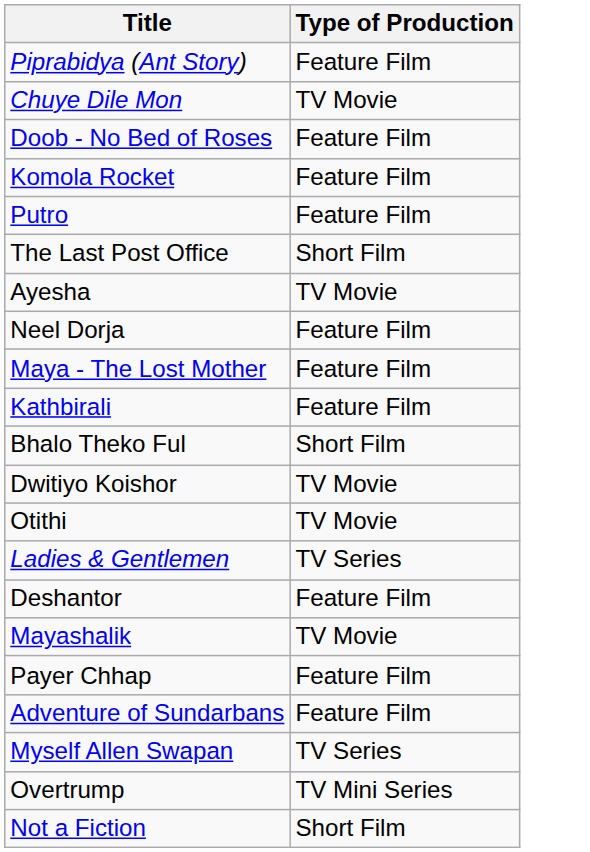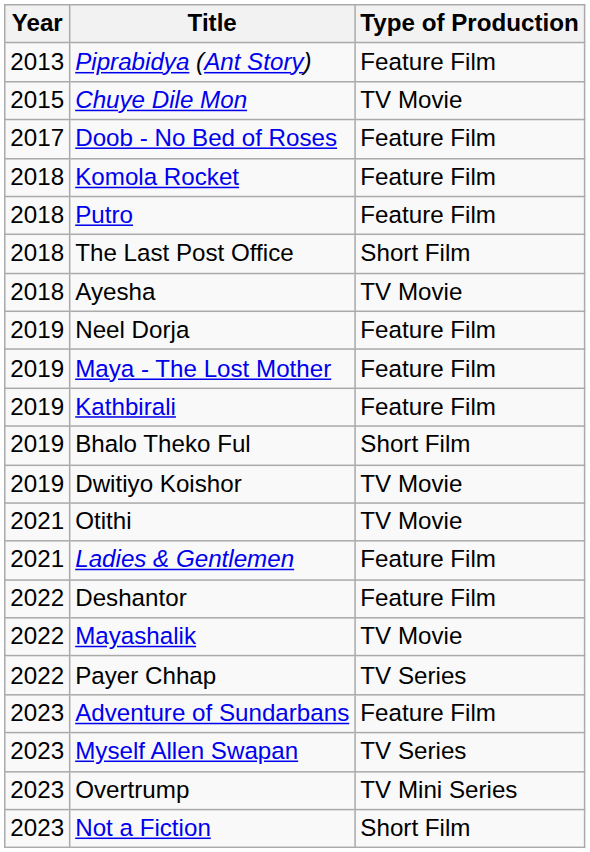+ column: (37, 23)
(349, 560) TV Series -> (428, 560) Feature Film
(363, 675) Feature Film -> (413, 675) TV Series
